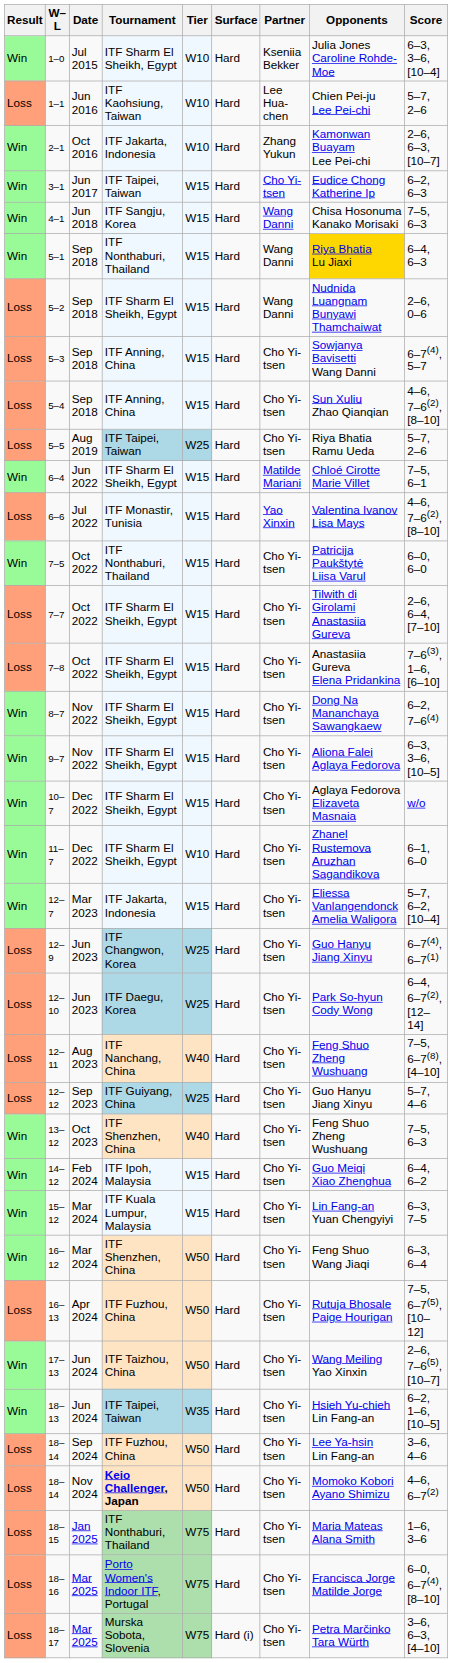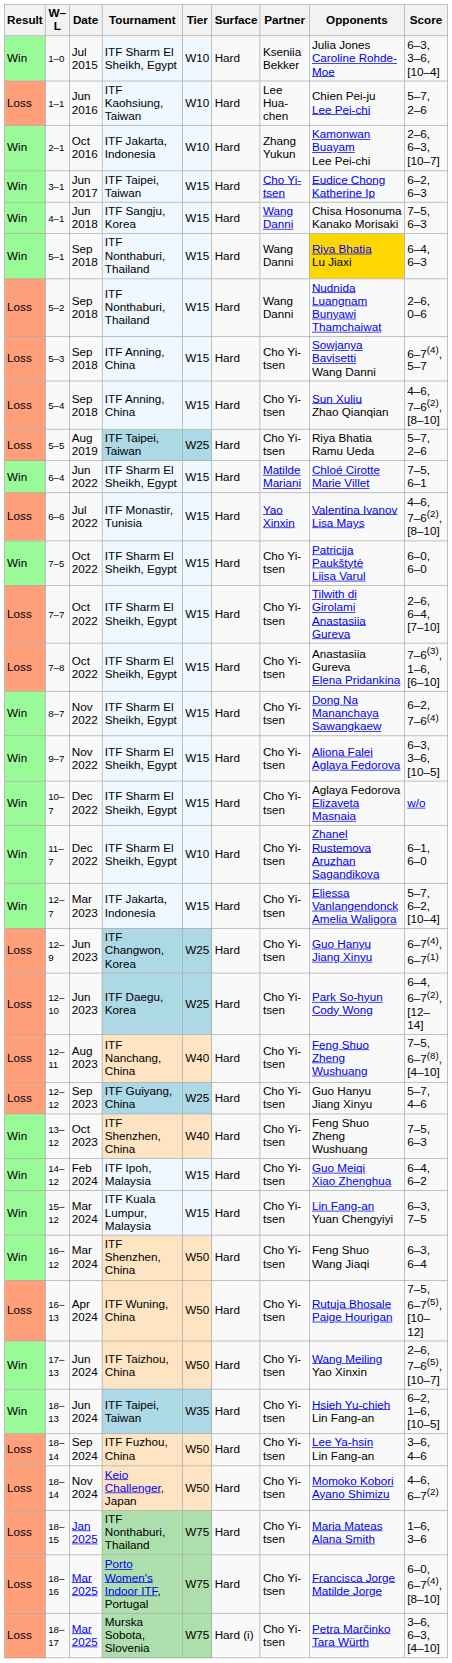(141, 307) ITF Sharm El Sheikh, Egypt -> (135, 307) ITF Nonthaburi, Thailand
(135, 563) ITF Nonthaburi, Thailand -> (141, 563) ITF Sharm El Sheikh, Egypt
(136, 1310) ITF Fuzhou, China -> (136, 1310) ITF Wuning, China
(136, 1488) bold -> (134, 1488) normal
